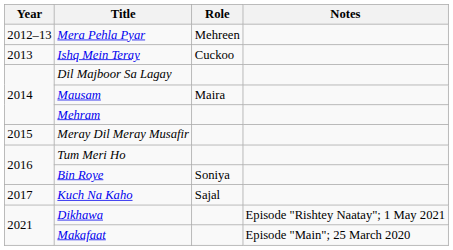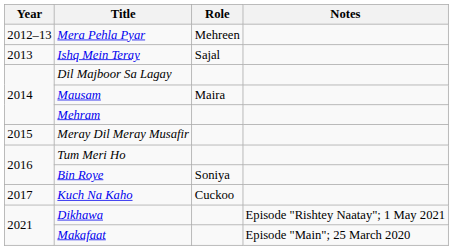(215, 54) Cuckoo -> (207, 54) Sajal
(207, 194) Sajal -> (215, 194) Cuckoo
